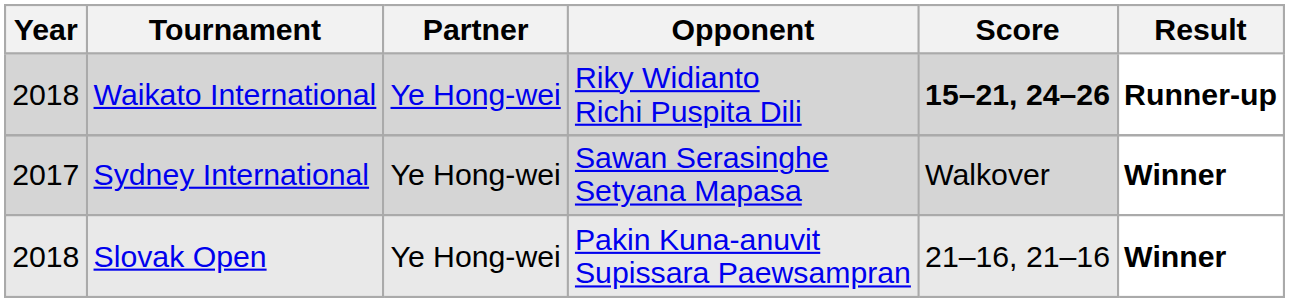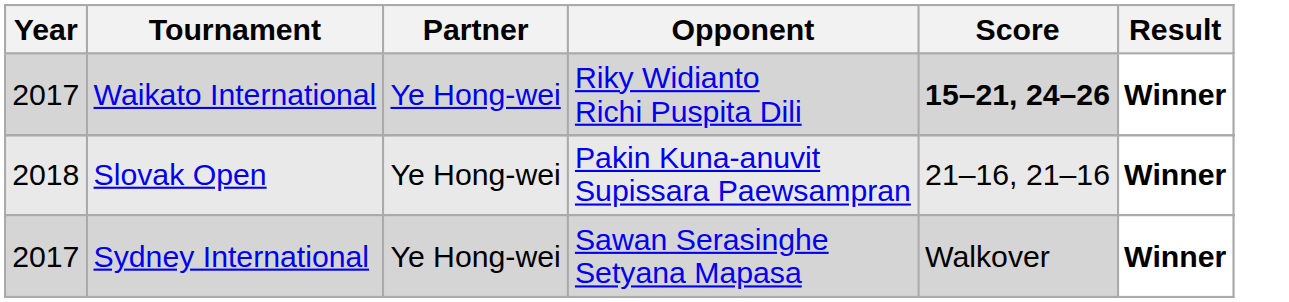(46, 94) 2018 -> (46, 94) 2017
(1201, 94) Runner-up -> (1175, 94) Winner
rows swapped: (231, 175) <-> (180, 257)
